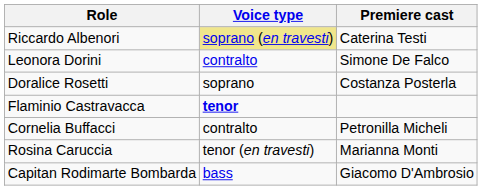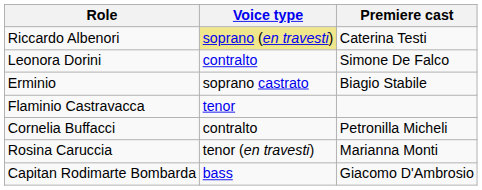+ row: (32, 83)
- row: (58, 83)
(220, 106) bold -> (219, 106) normal
